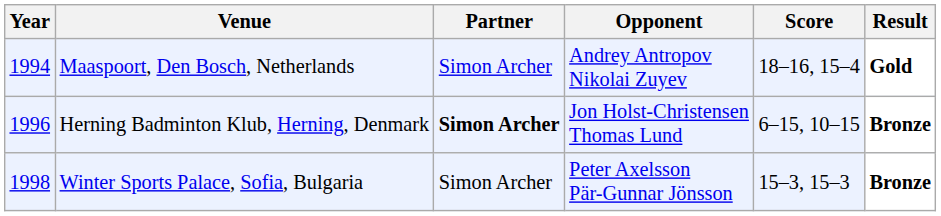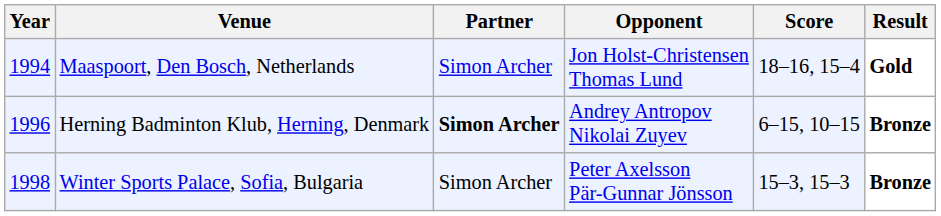(640, 67) Andrey Antropov Nikolai Zuyev -> (659, 67) Jon Holst-Christensen Thomas Lund
(659, 124) Jon Holst-Christensen Thomas Lund -> (640, 124) Andrey Antropov Nikolai Zuyev
